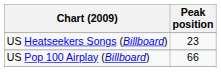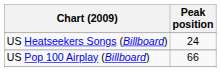(193, 41) 23 -> (193, 41) 24
